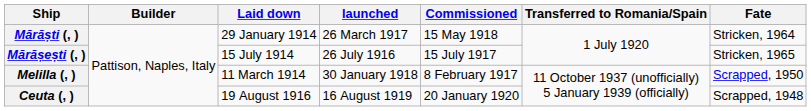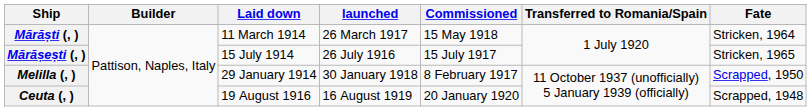(269, 34) 29 January 1914 -> (263, 34) 11 March 1914
(263, 75) 11 March 1914 -> (269, 75) 29 January 1914
